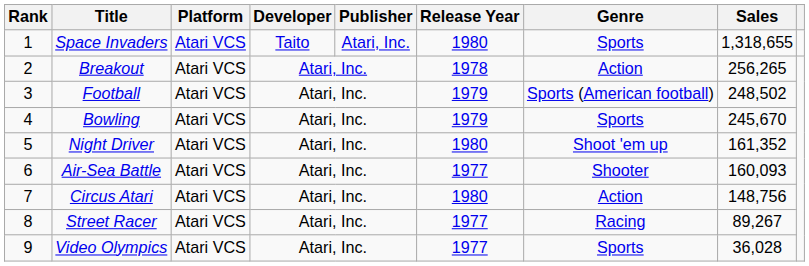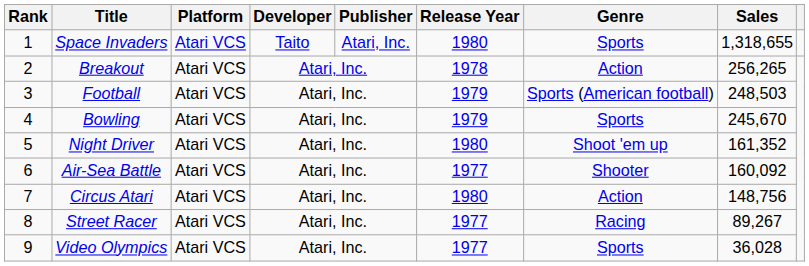(757, 94) 248,502 -> (757, 94) 248,503
(757, 171) 160,093 -> (757, 171) 160,092
